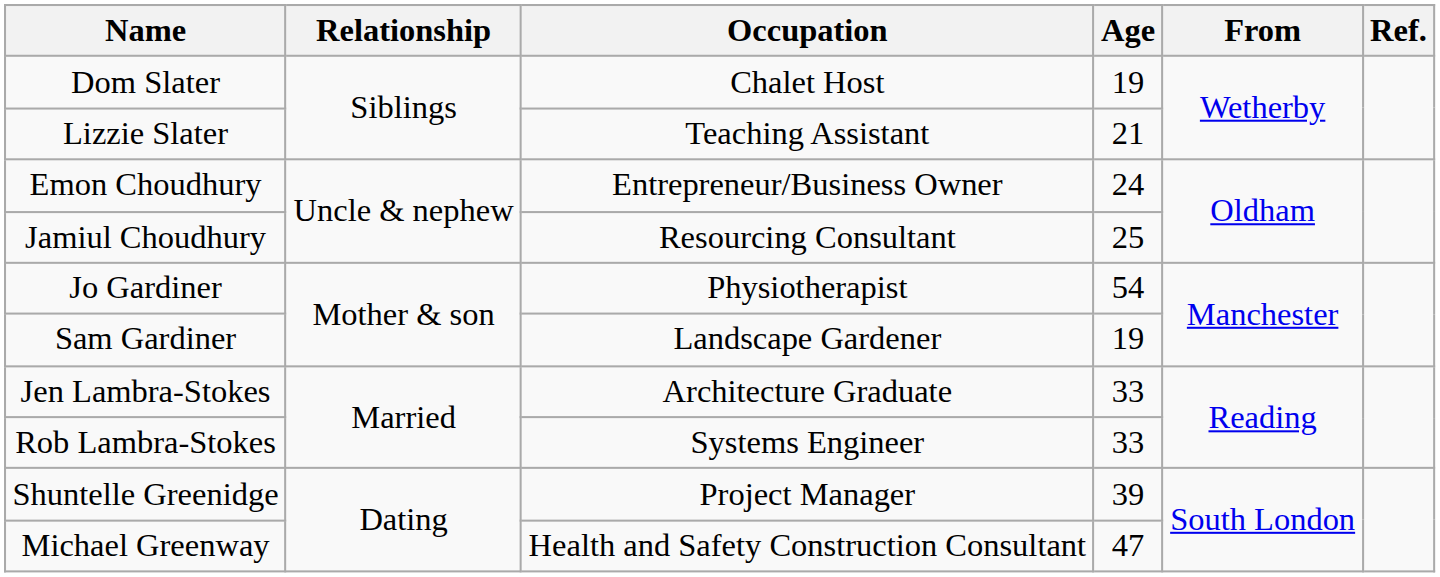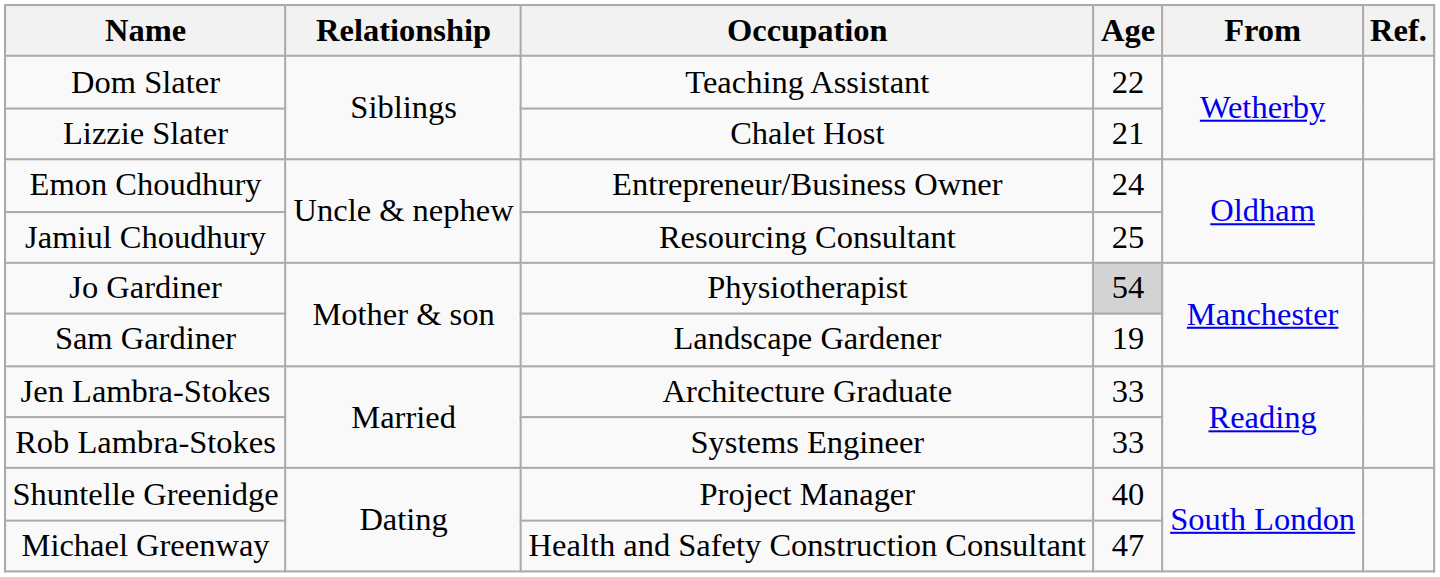(807, 81) Chalet Host -> (807, 81) Teaching Assistant
(1128, 81) 19 -> (1128, 81) 22
(807, 133) Teaching Assistant -> (807, 133) Chalet Host
(1128, 287) no background -> (1128, 287) lightgrey background
(1128, 493) 39 -> (1128, 493) 40
